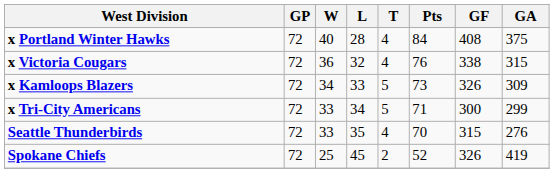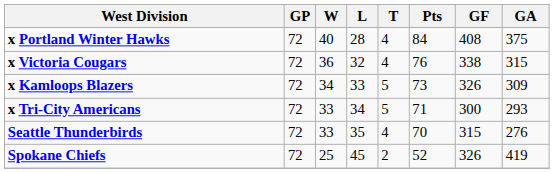(517, 109) 299 -> (517, 109) 293
